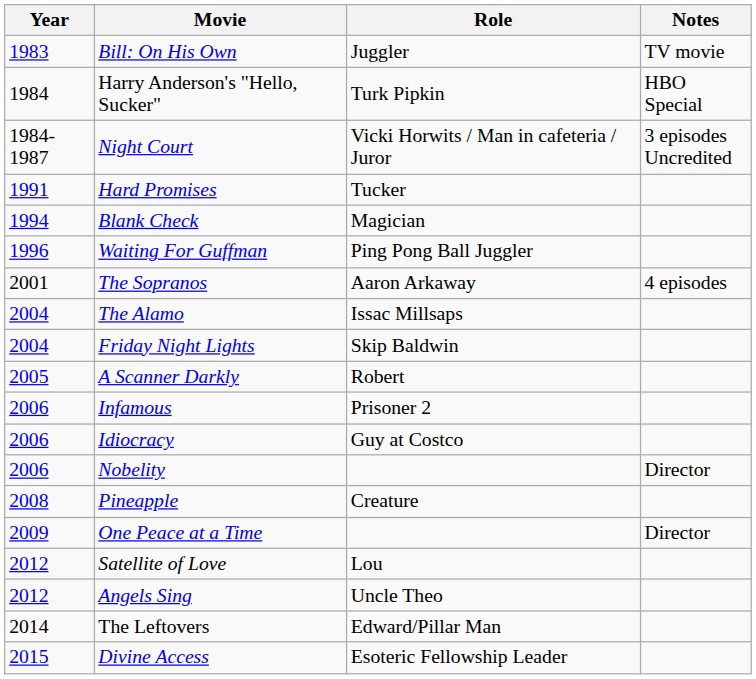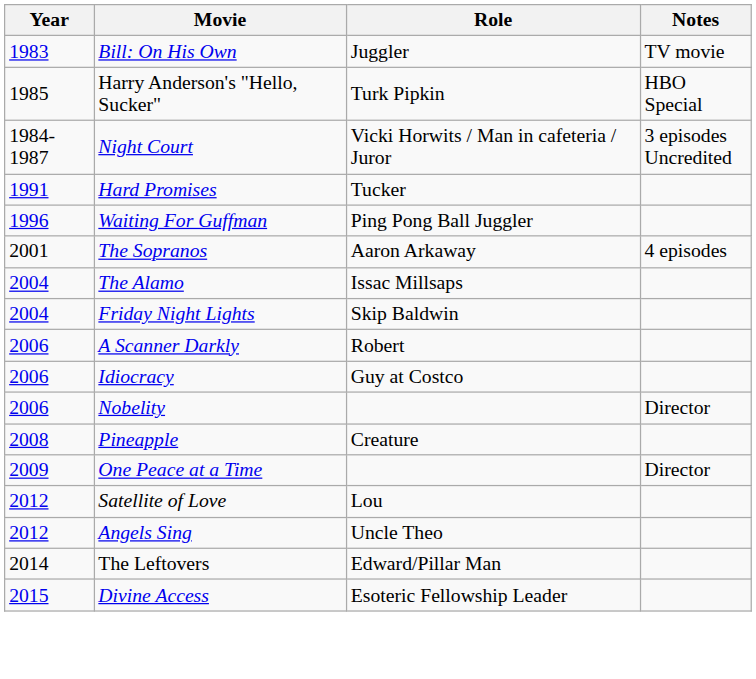(29, 93) 1984 -> (29, 93) 1985
- row: (148, 220)
(29, 376) 2005 -> (29, 345) 2006
- row: (135, 407)
